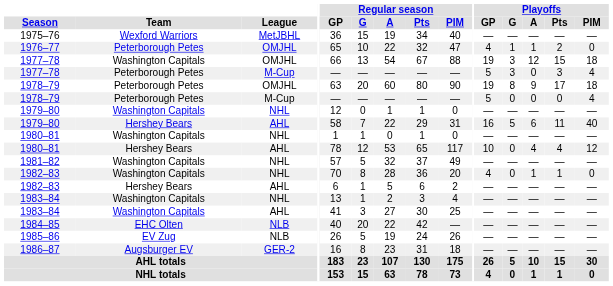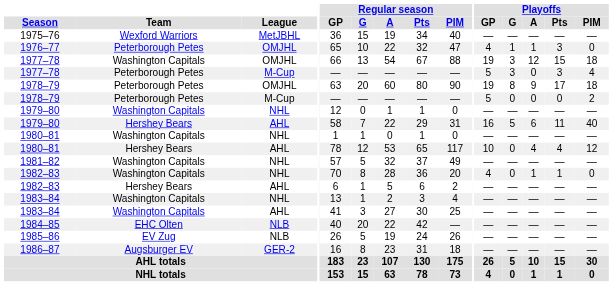(560, 48) 2 -> (560, 48) 3
(592, 98) 4 -> (592, 98) 2
